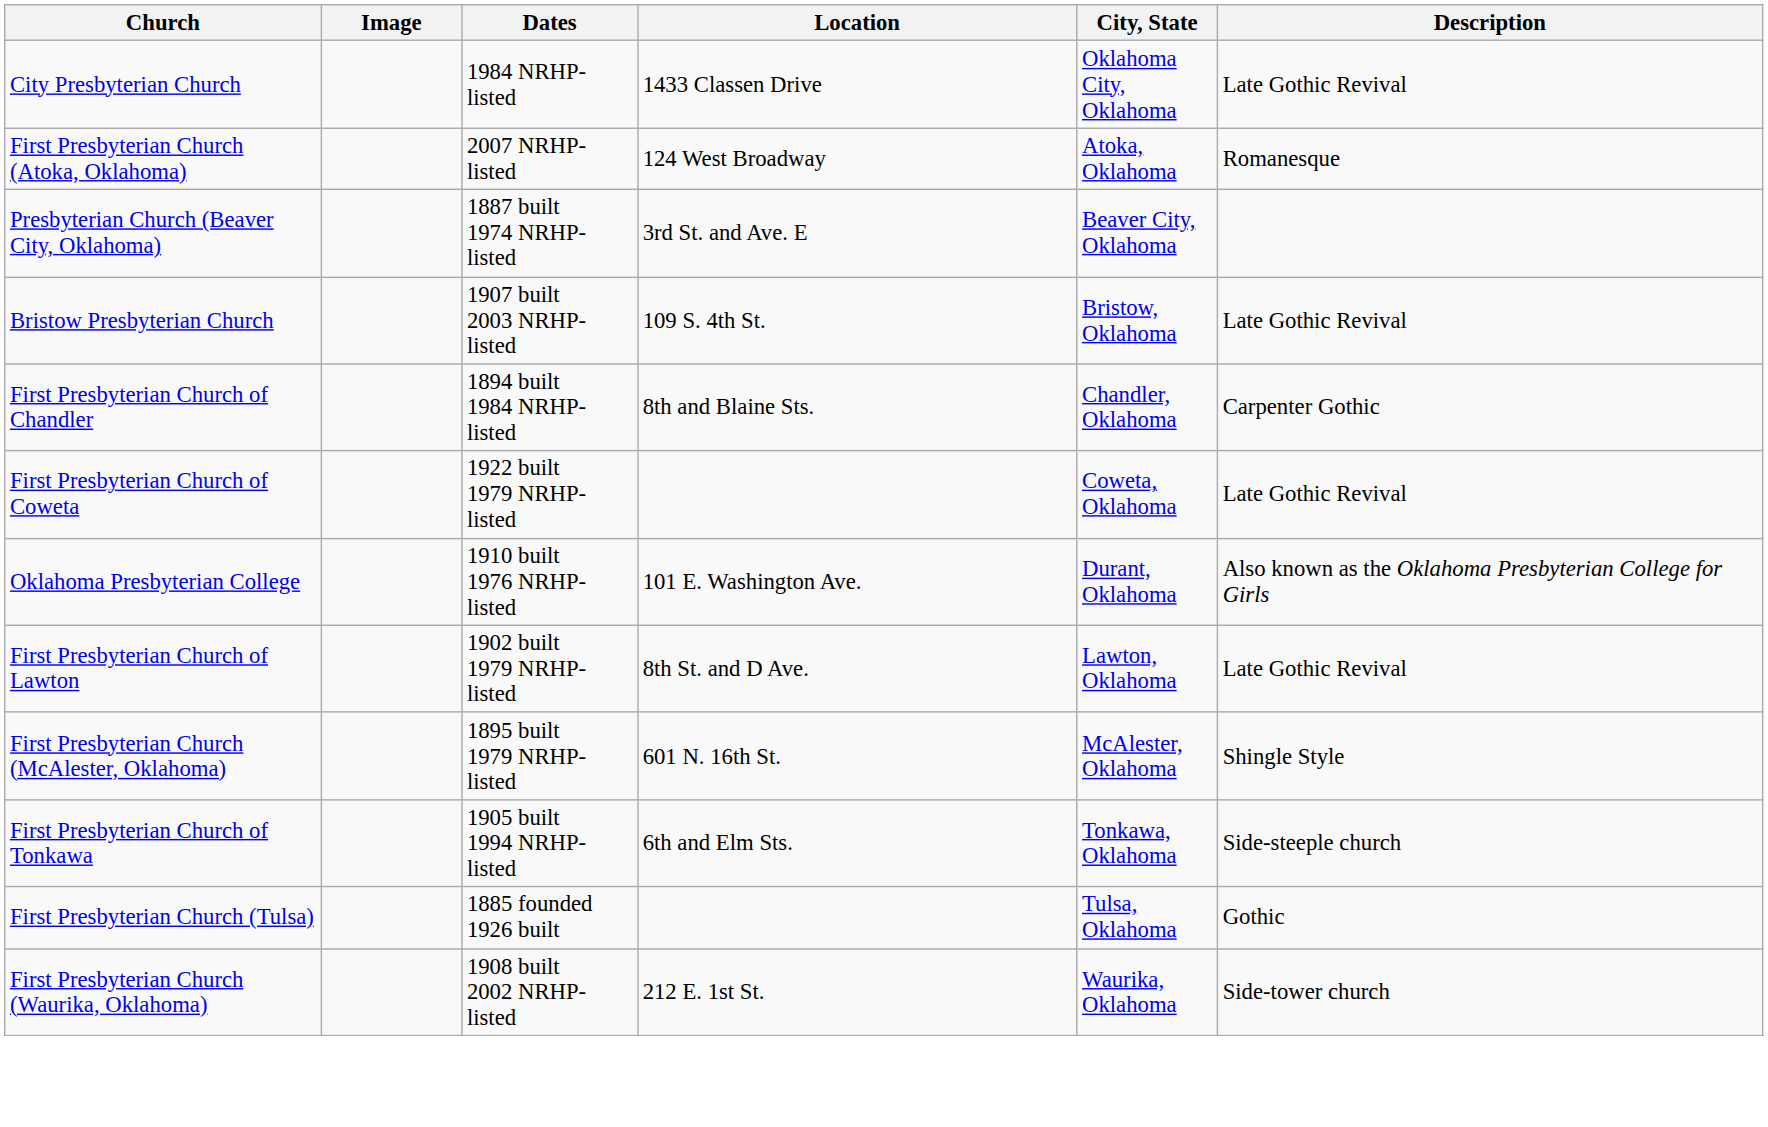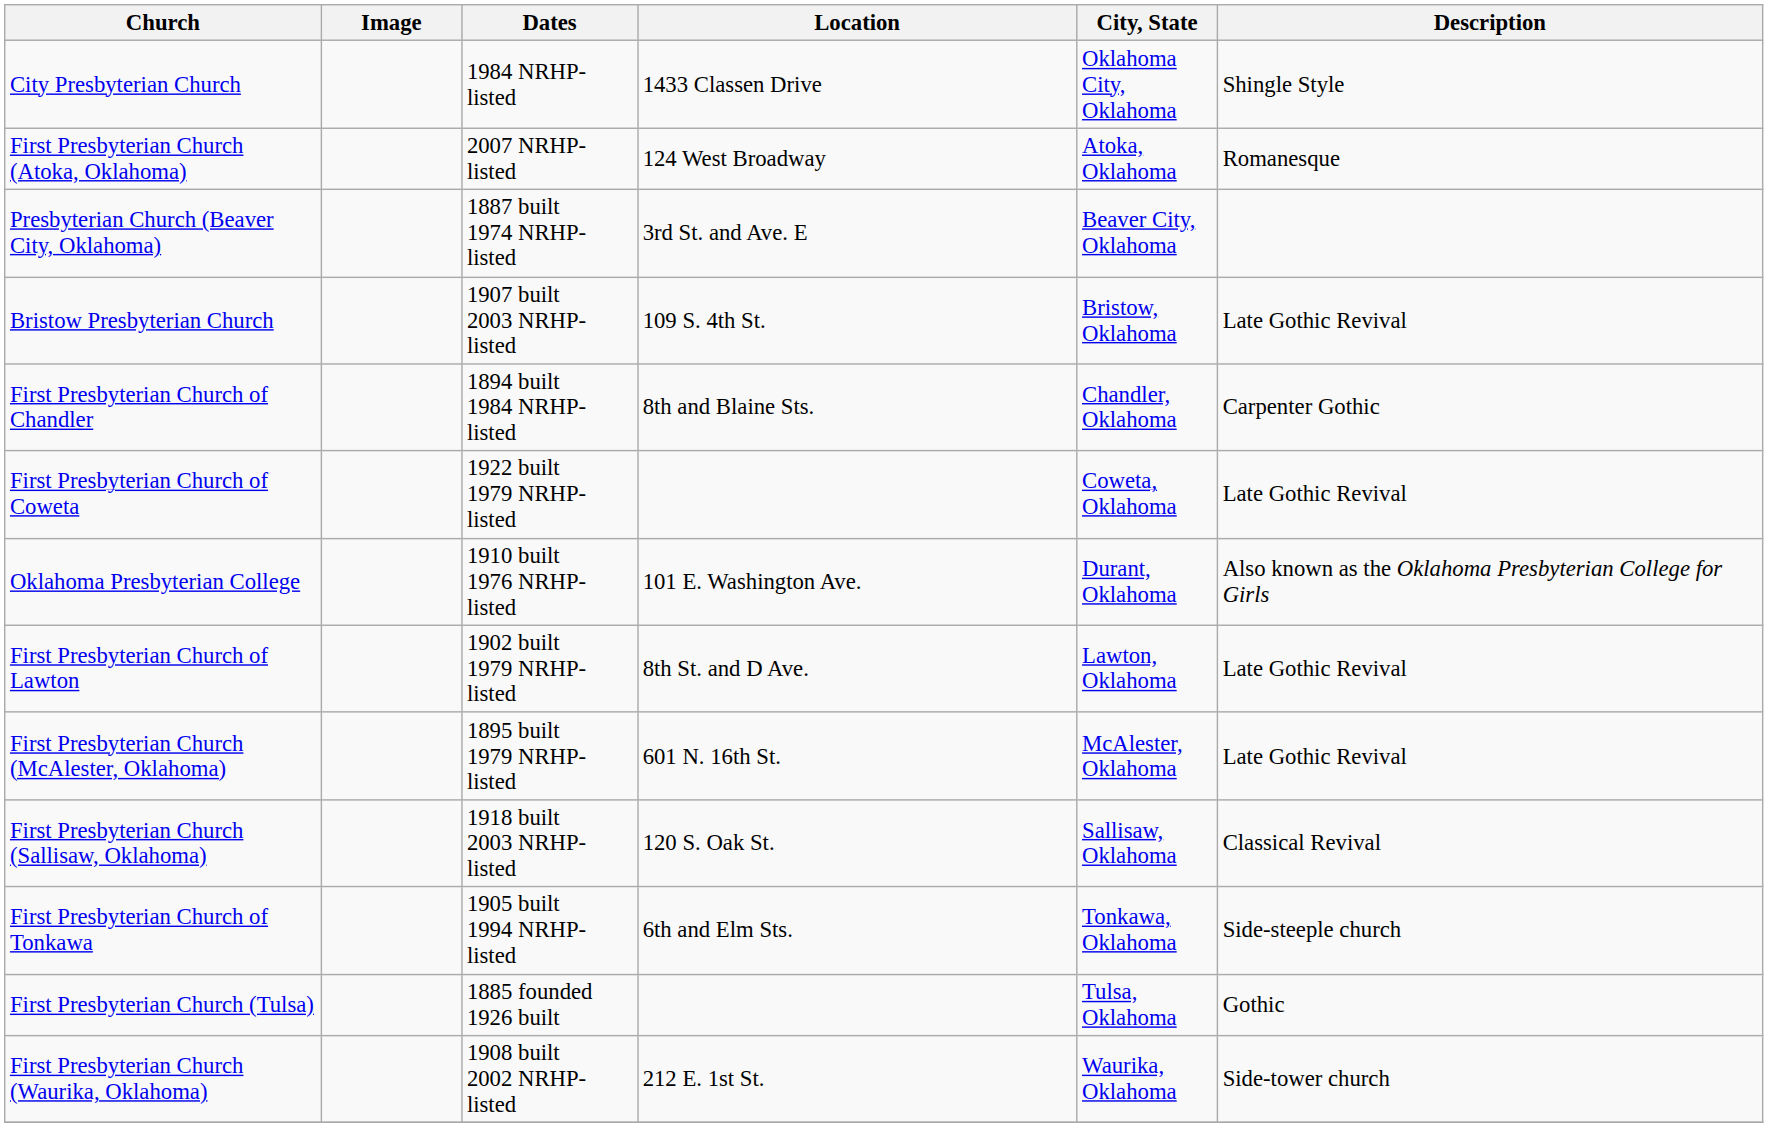(1315, 84) Late Gothic Revival -> (1284, 84) Shingle Style
(1284, 755) Shingle Style -> (1315, 755) Late Gothic Revival
+ row: (127, 842)
